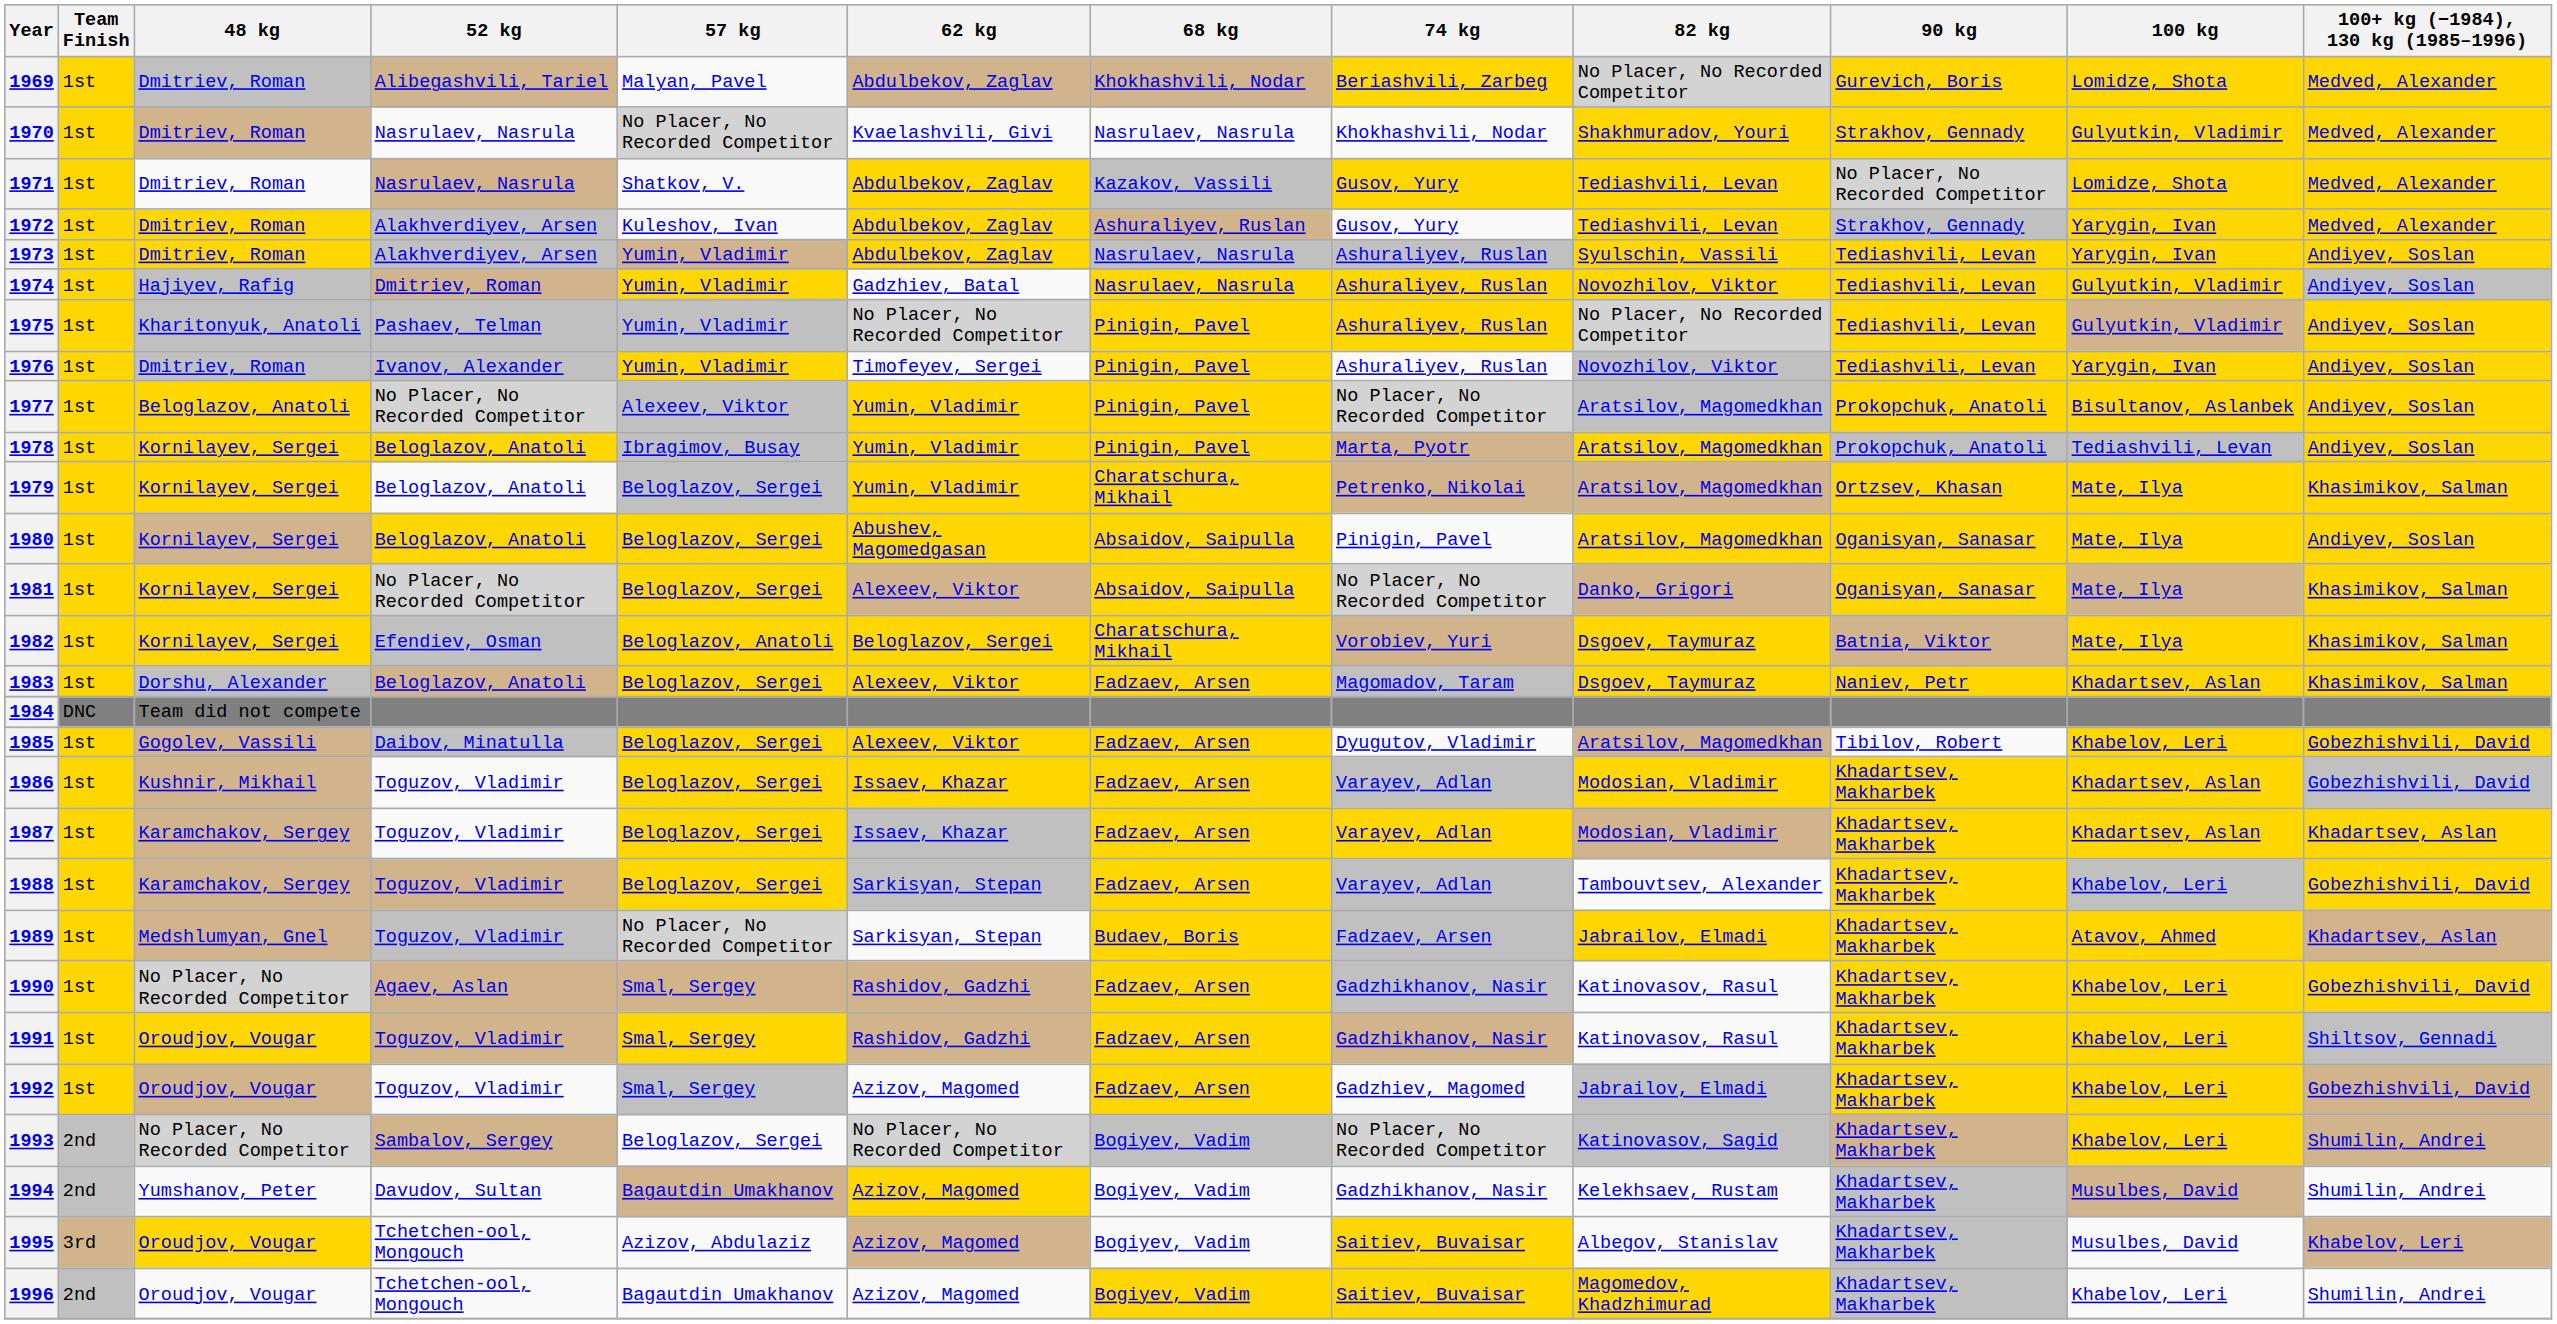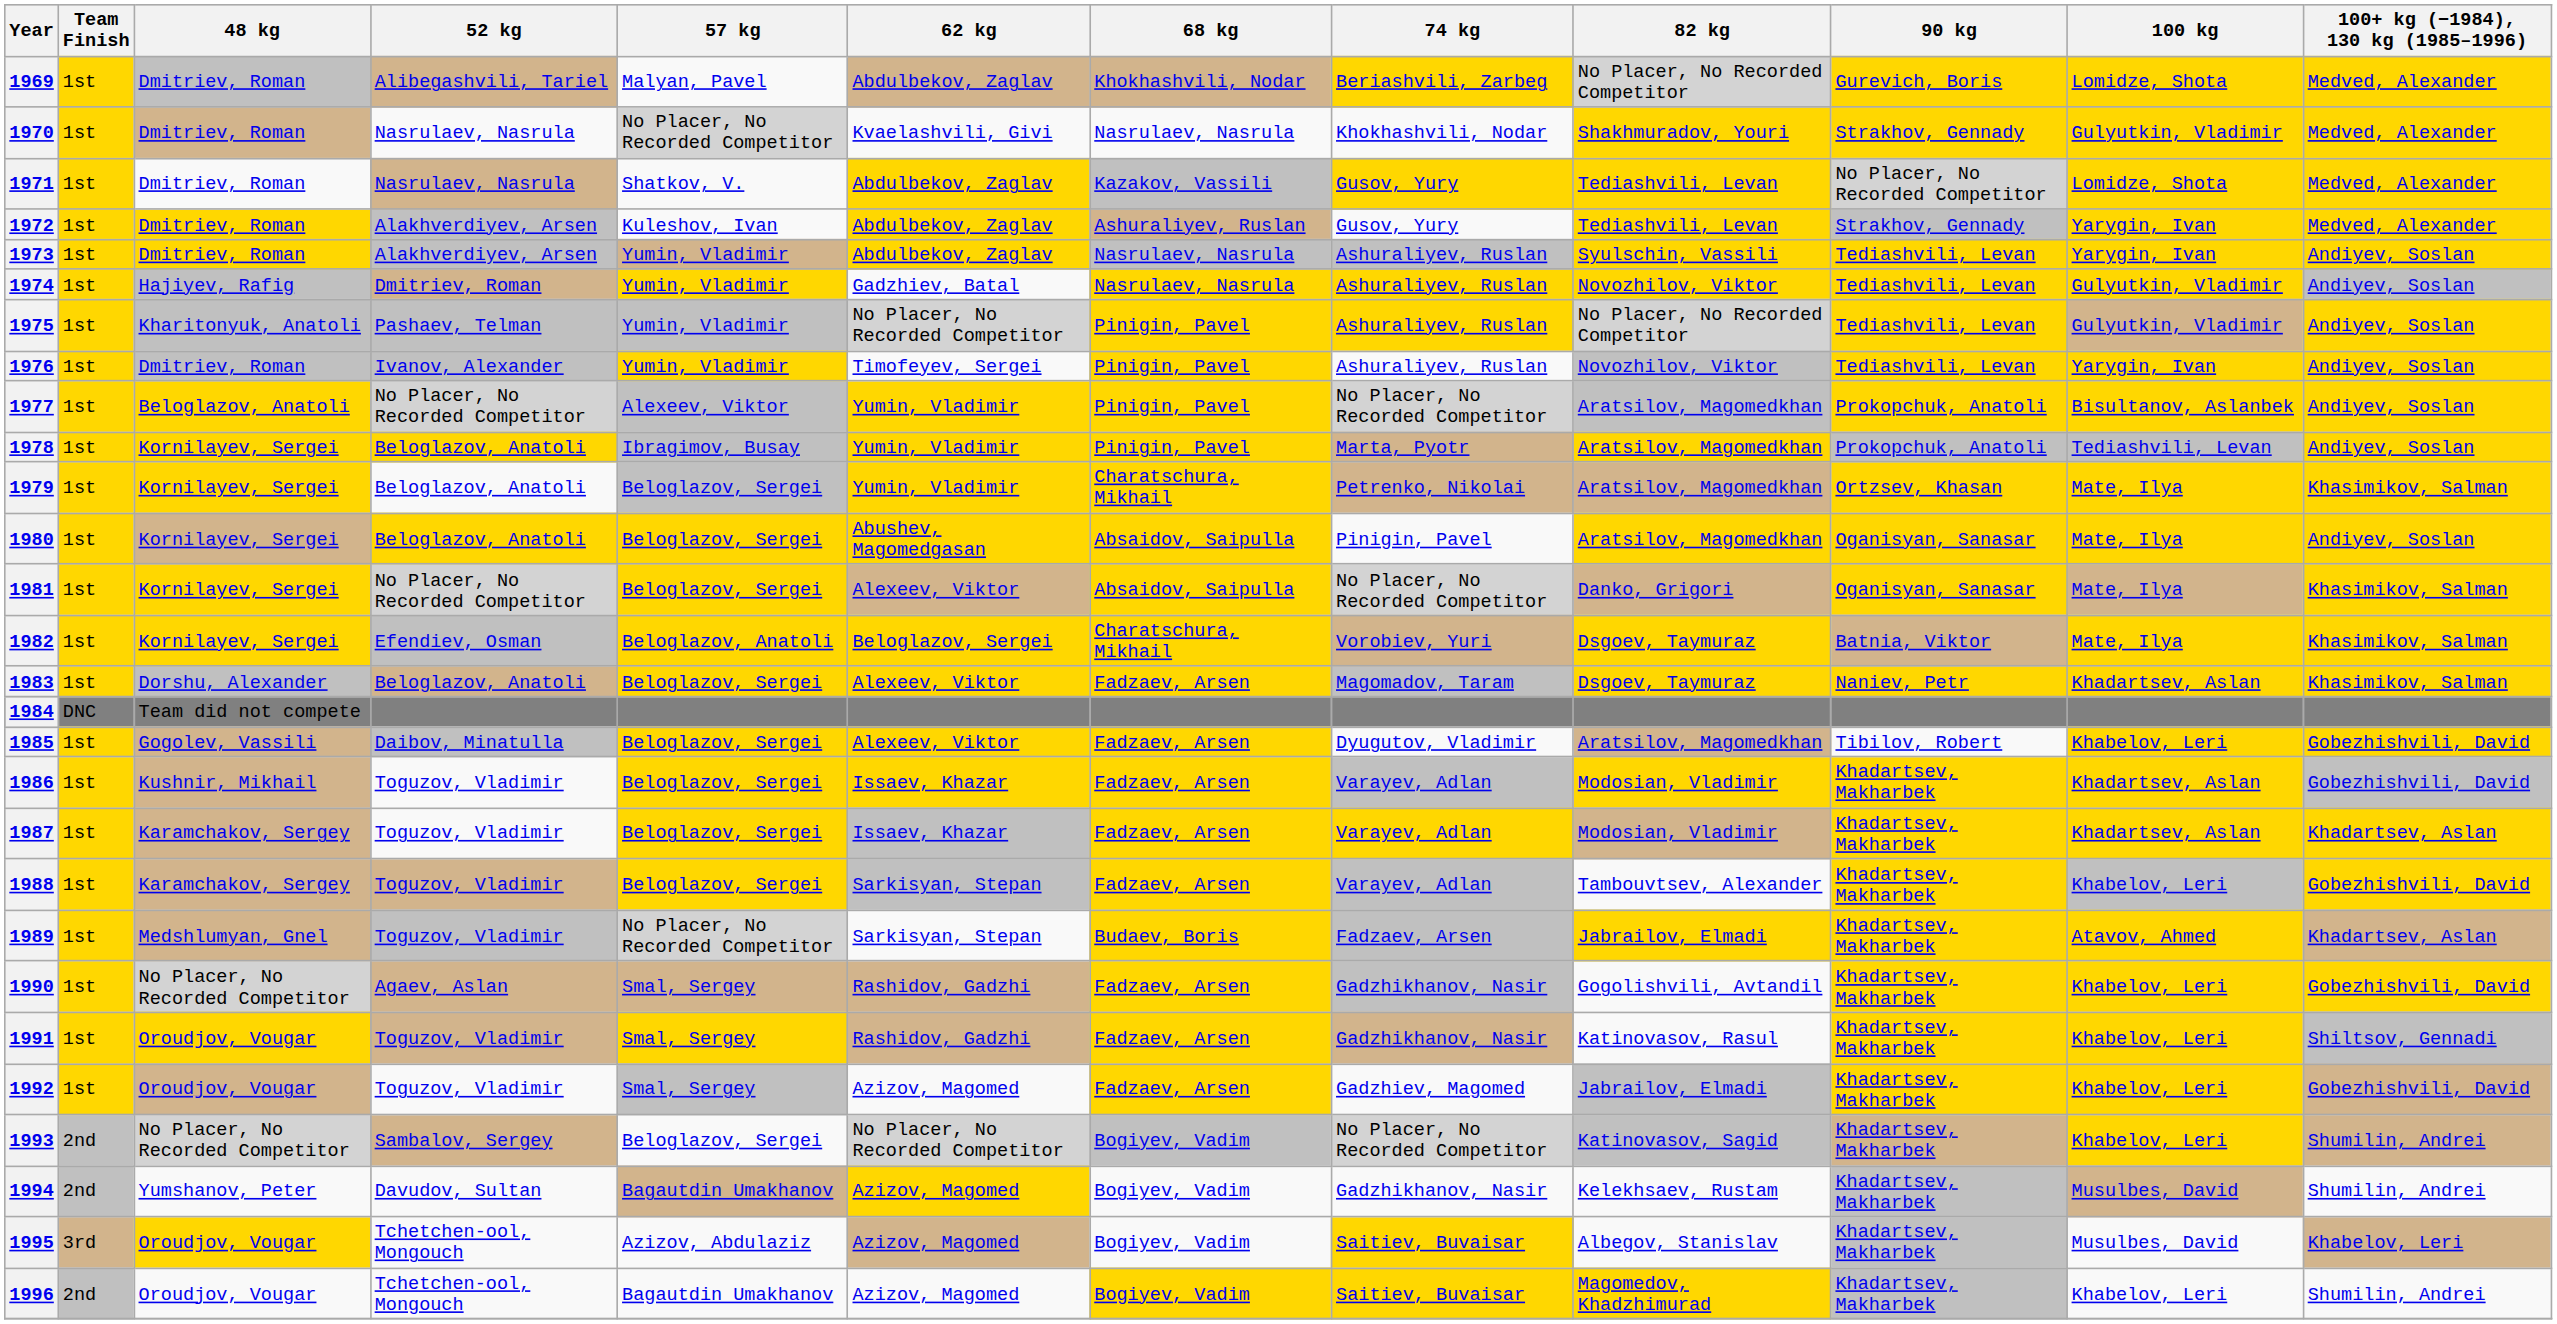(1678, 987) Katinovasov, Rasul -> (1700, 987) Gogolishvili, Avtandil
